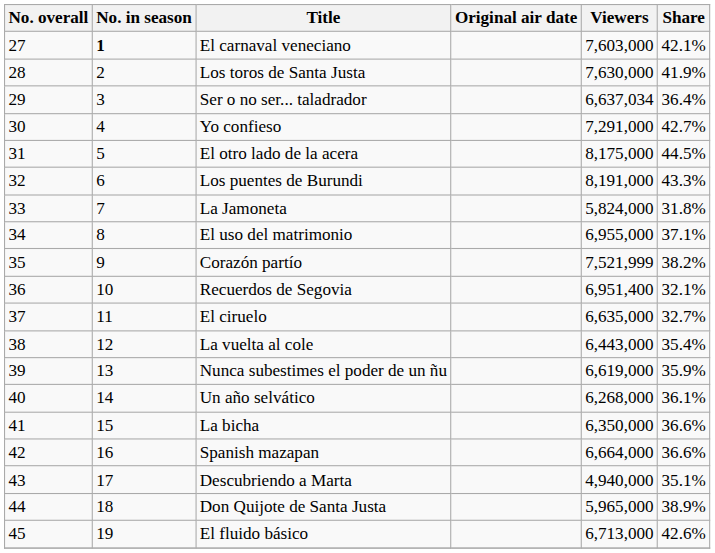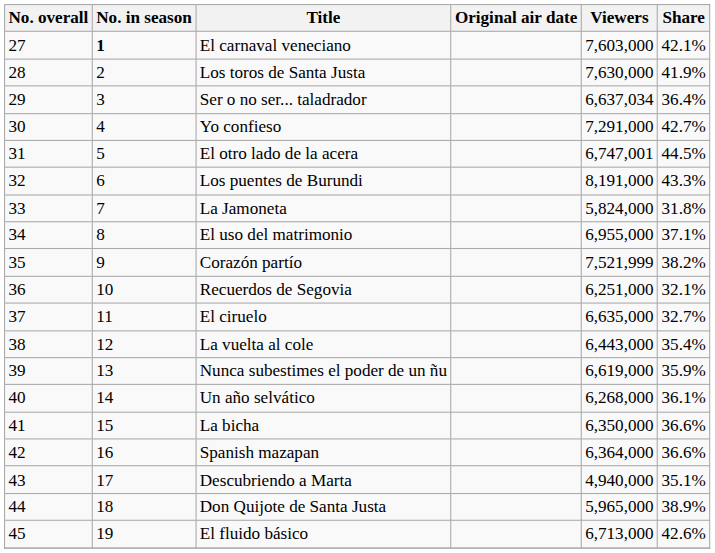(619, 153) 8,175,000 -> (619, 153) 6,747,001
(619, 289) 6,951,400 -> (619, 289) 6,251,000
(619, 452) 6,664,000 -> (619, 452) 6,364,000
